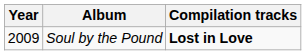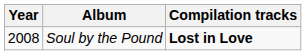(24, 38) 2009 -> (24, 38) 2008
